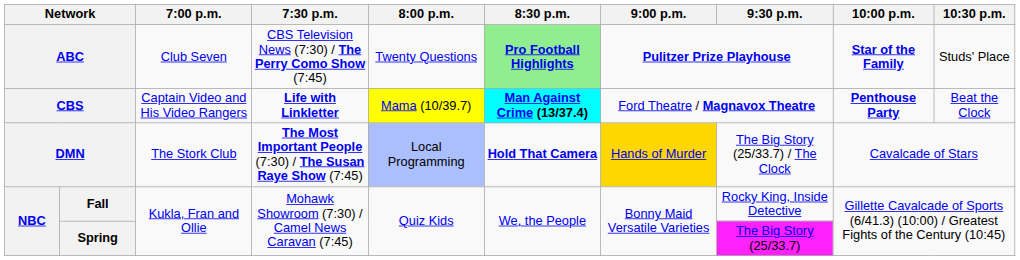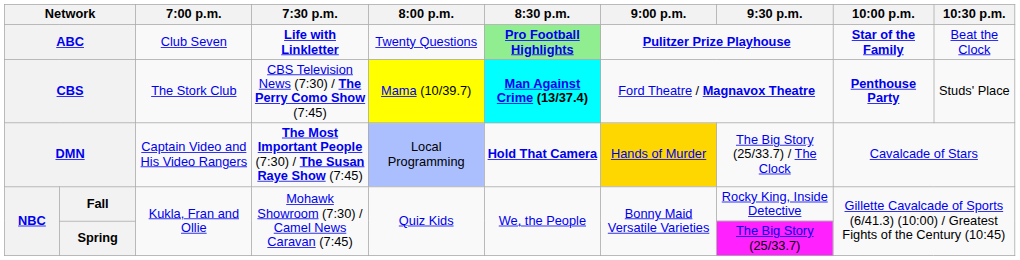(310, 56) CBS Television News (7:30) / The Perry Como Show (7:45) -> (310, 42) Life with Linkletter
(974, 56) Studs' Place -> (974, 42) Beat the Clock
(194, 105) Captain Video and His Video Rangers -> (194, 91) The Stork Club
(310, 105) Life with Linkletter -> (310, 91) CBS Television News (7:30) / The Perry Como Show (7:45)
(974, 105) Beat the Clock -> (974, 91) Studs' Place
(194, 154) The Stork Club -> (194, 154) Captain Video and His Video Rangers
